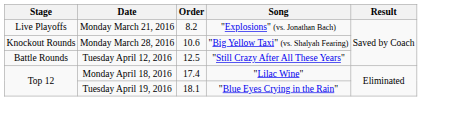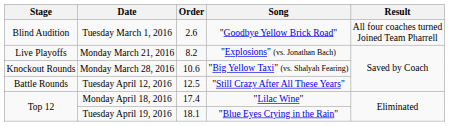+ row: (127, 33)
